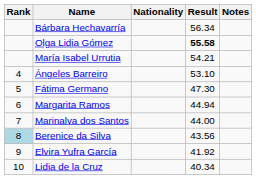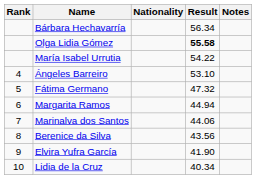(203, 58) 54.21 -> (203, 58) 54.22
(203, 89) 47.30 -> (203, 89) 47.32
(203, 120) 44.00 -> (203, 120) 44.06
(18, 136) lightblue background -> (18, 136) no background
(203, 151) 41.92 -> (203, 151) 41.90
